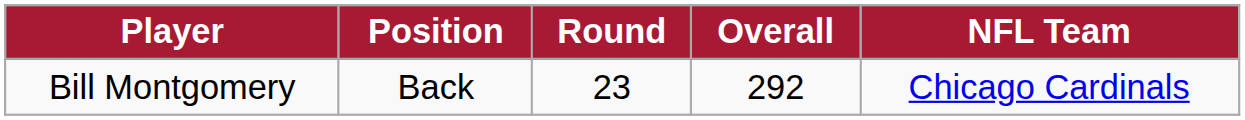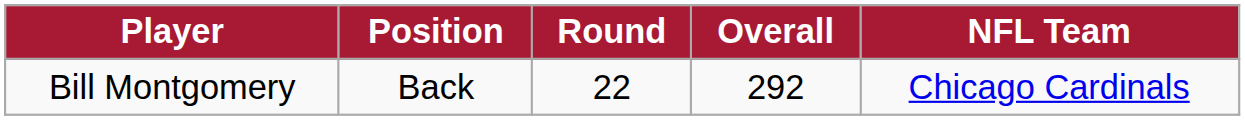(612, 86) 23 -> (612, 86) 22
